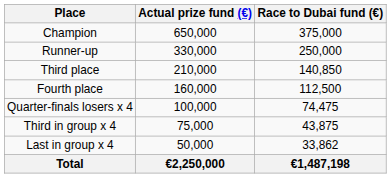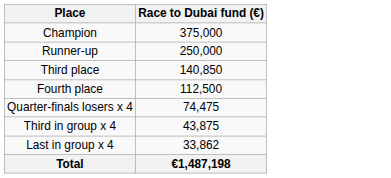- column: (195, 13)
